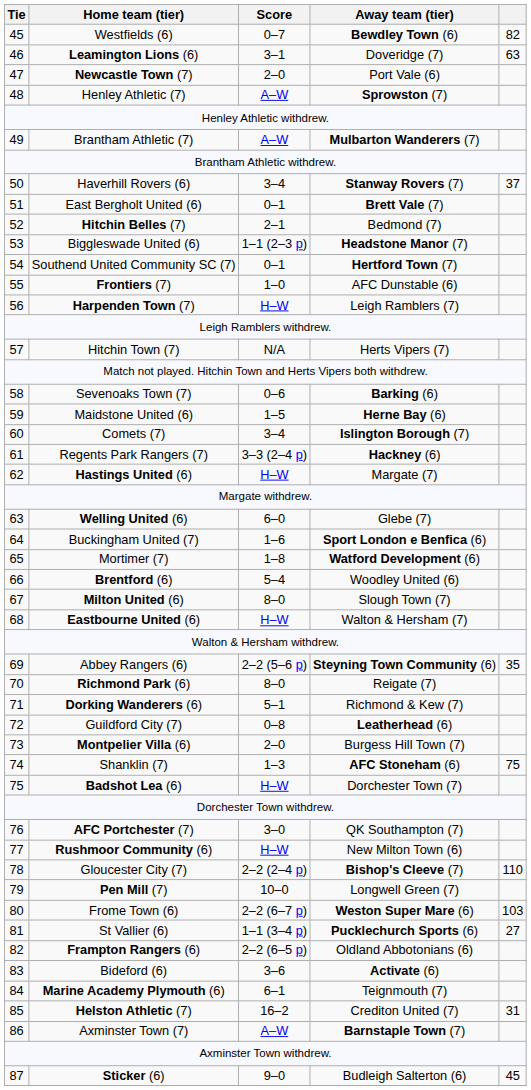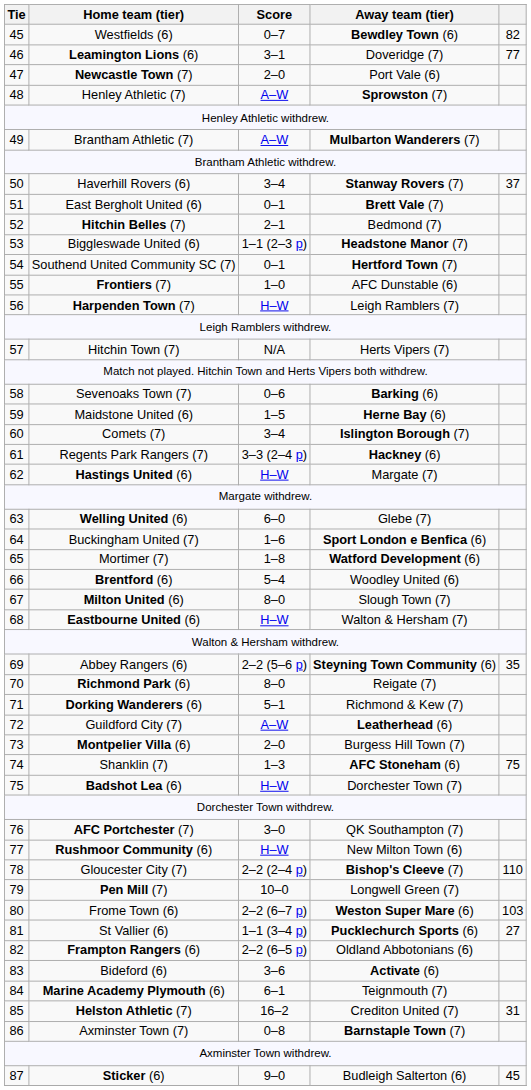(513, 54) 63 -> (513, 54) 77
(274, 724) 0–8 -> (274, 724) A–W
(274, 1031) A–W -> (274, 1031) 0–8
